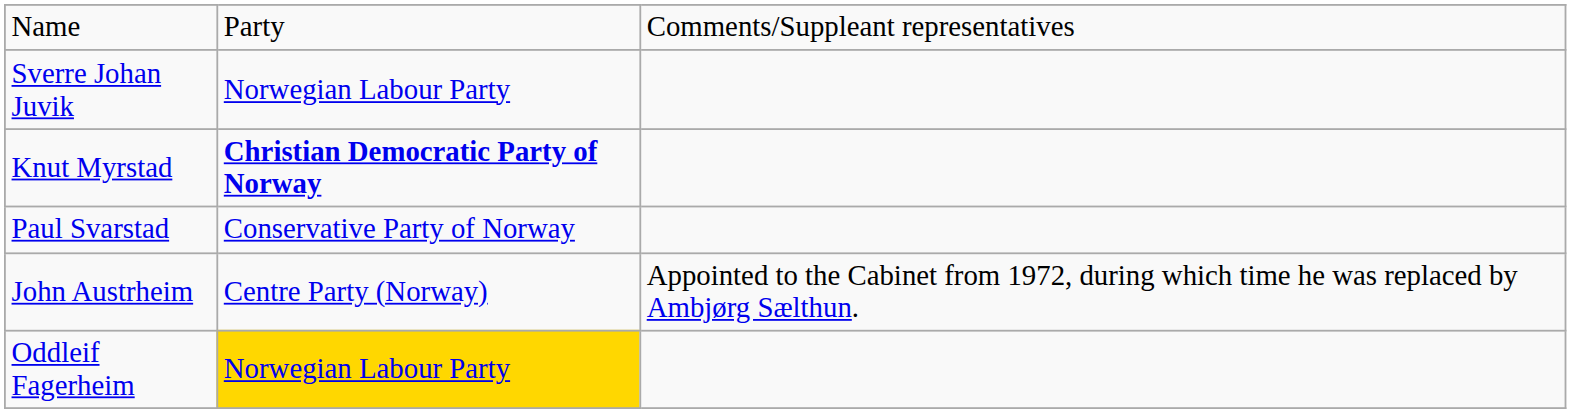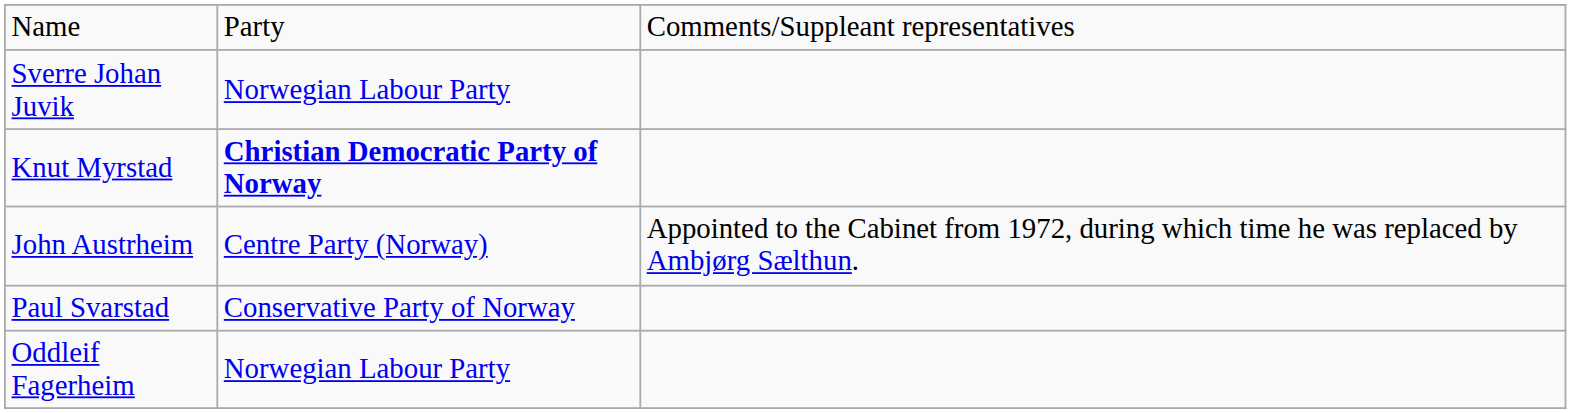rows swapped: (90, 229) <-> (102, 291)
(367, 369) gold background -> (367, 369) no background
